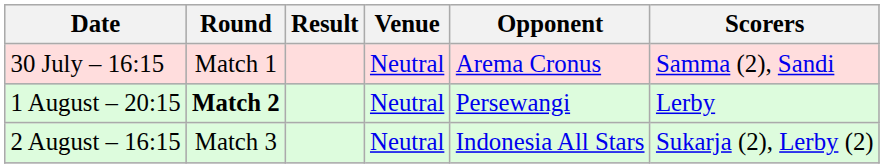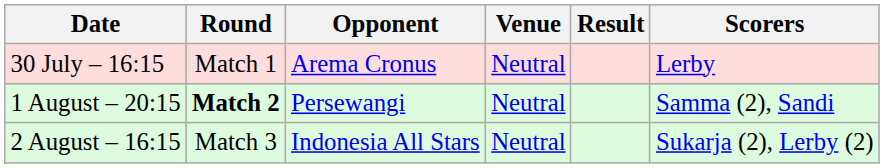columns swapped: (550, 24) <-> (325, 24)
(745, 63) Samma (2), Sandi -> (686, 63) Lerby
(686, 102) Lerby -> (745, 102) Samma (2), Sandi
